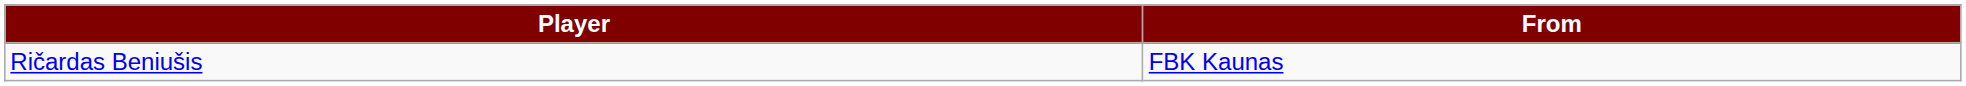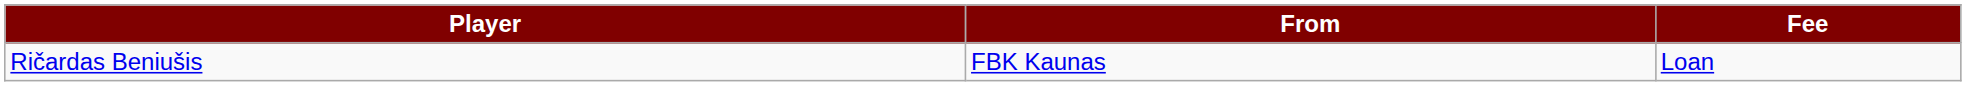+ column: (1808, 24)
